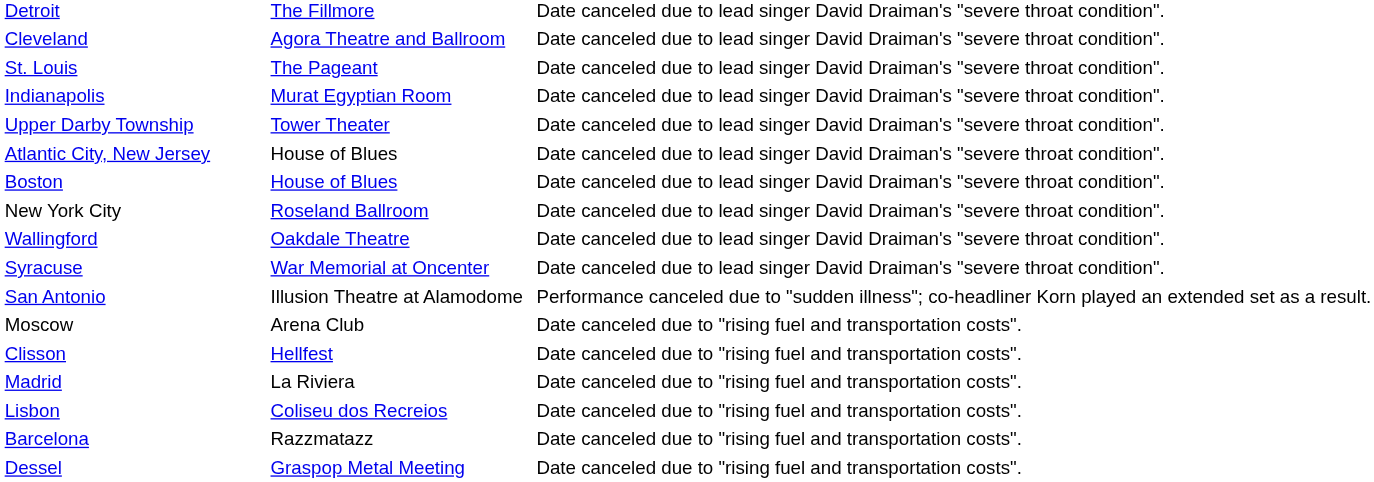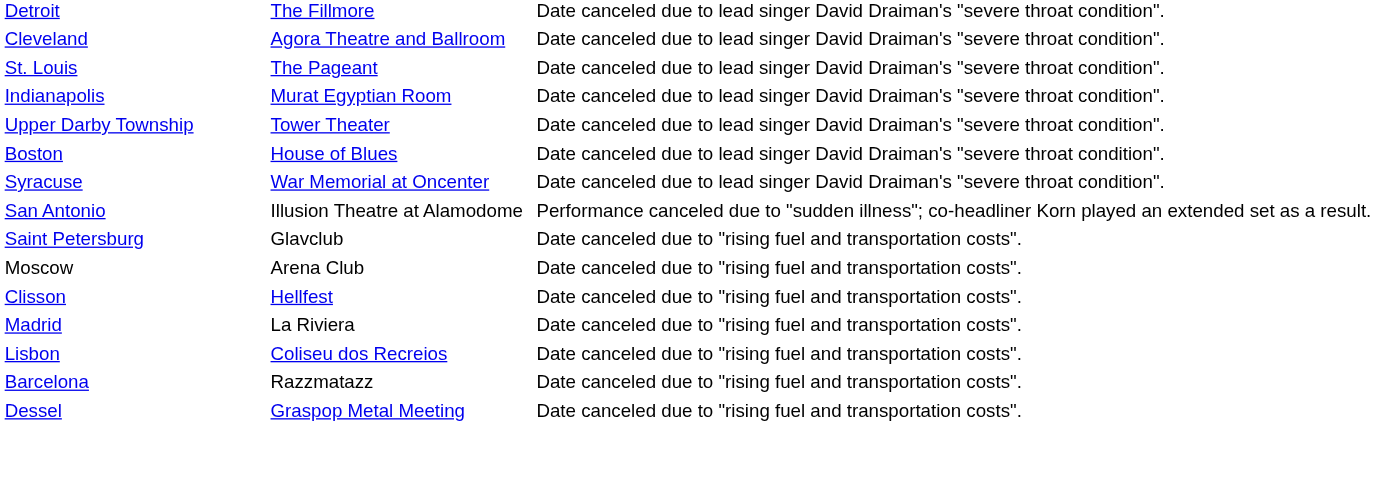- row: (107, 153)
- row: (63, 210)
- row: (51, 239)
+ row: (74, 239)
